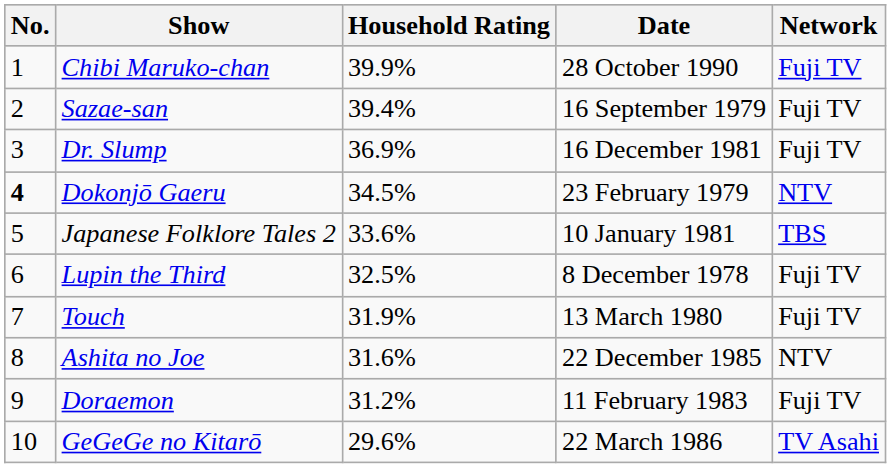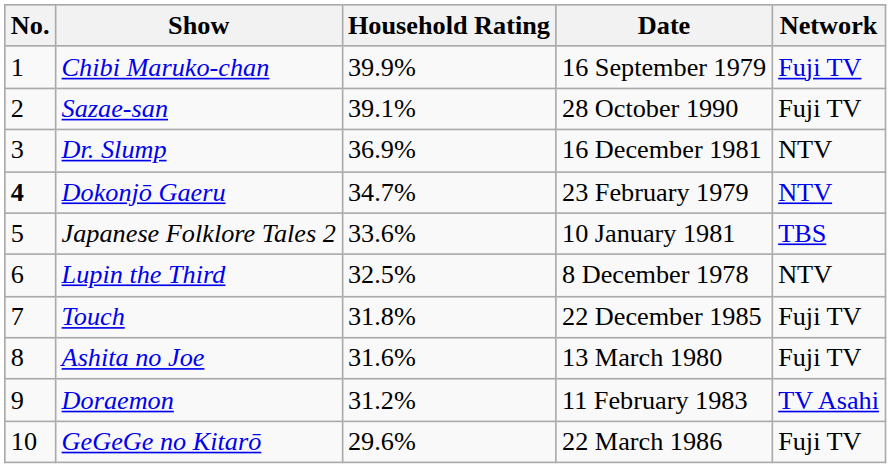(650, 66) 28 October 1990 -> (664, 66) 16 September 1979
(382, 108) 39.4% -> (382, 108) 39.1%
(664, 108) 16 September 1979 -> (650, 108) 28 October 1990
(820, 150) Fuji TV -> (805, 150) NTV
(382, 191) 34.5% -> (382, 191) 34.7%
(820, 274) Fuji TV -> (805, 274) NTV
(382, 316) 31.9% -> (382, 316) 31.8%
(642, 316) 13 March 1980 -> (662, 316) 22 December 1985
(662, 358) 22 December 1985 -> (642, 358) 13 March 1980
(805, 358) NTV -> (820, 358) Fuji TV
(820, 399) Fuji TV -> (829, 399) TV Asahi
(829, 441) TV Asahi -> (820, 441) Fuji TV
